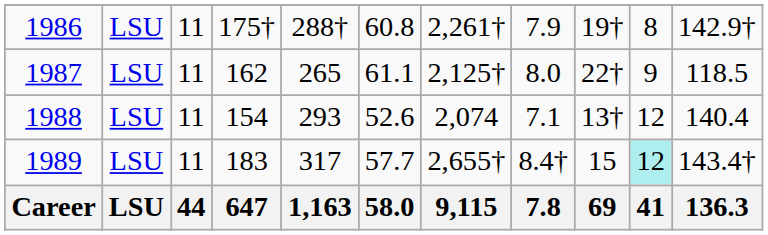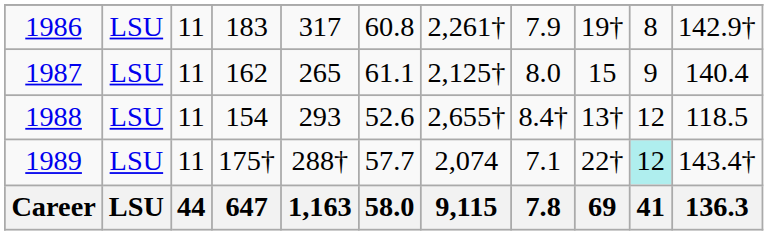(247, 26) 175† -> (247, 26) 183
(320, 26) 288† -> (320, 26) 317
(602, 71) 22† -> (602, 71) 15
(717, 71) 118.5 -> (717, 71) 140.4
(466, 116) 2,074 -> (466, 116) 2,655†
(543, 116) 7.1 -> (543, 116) 8.4†
(717, 116) 140.4 -> (717, 116) 118.5
(247, 161) 183 -> (247, 161) 175†
(320, 161) 317 -> (320, 161) 288†
(466, 161) 2,655† -> (466, 161) 2,074
(543, 161) 8.4† -> (543, 161) 7.1
(602, 161) 15 -> (602, 161) 22†
